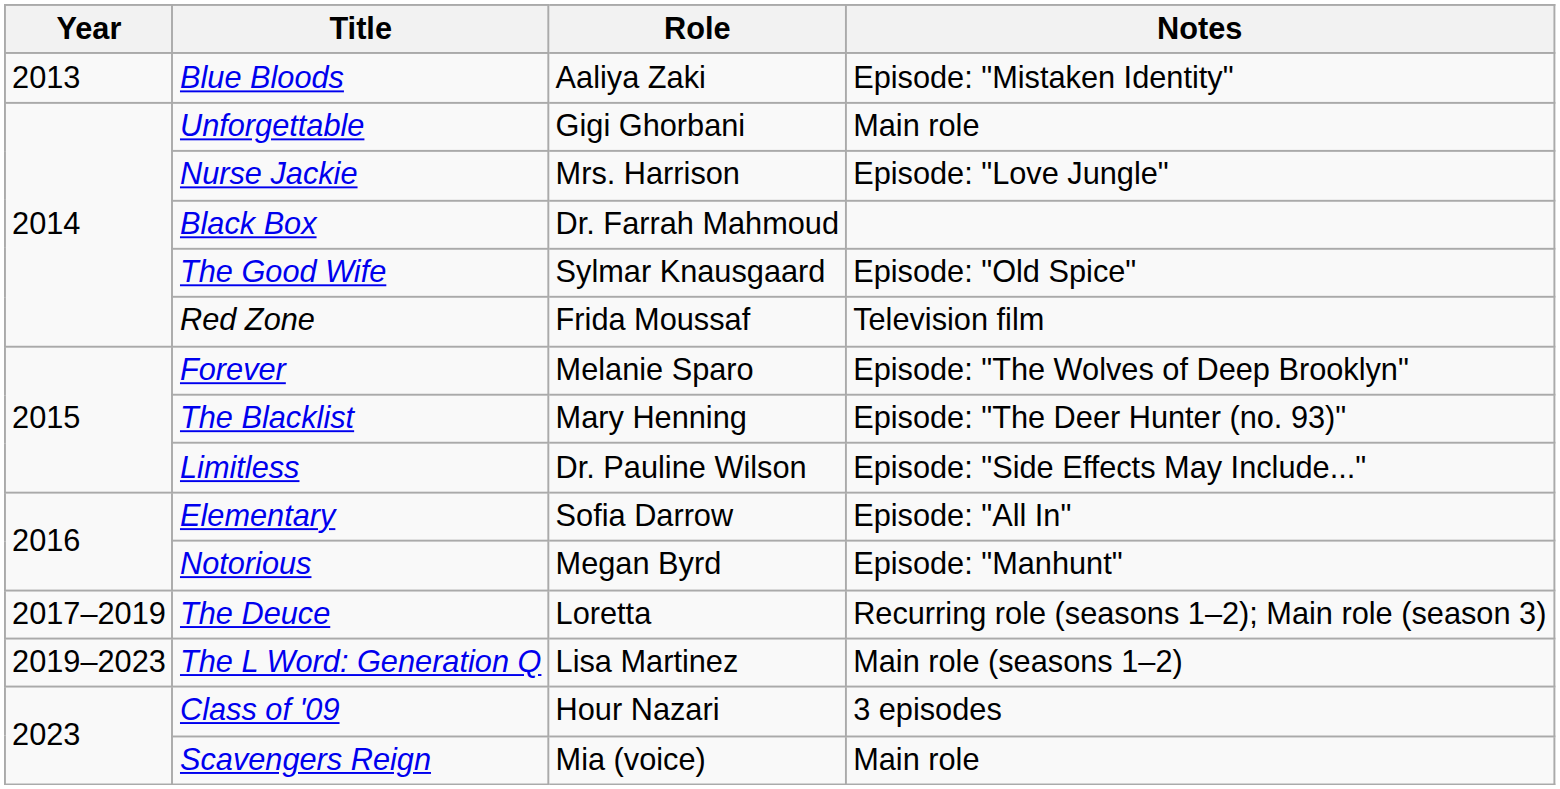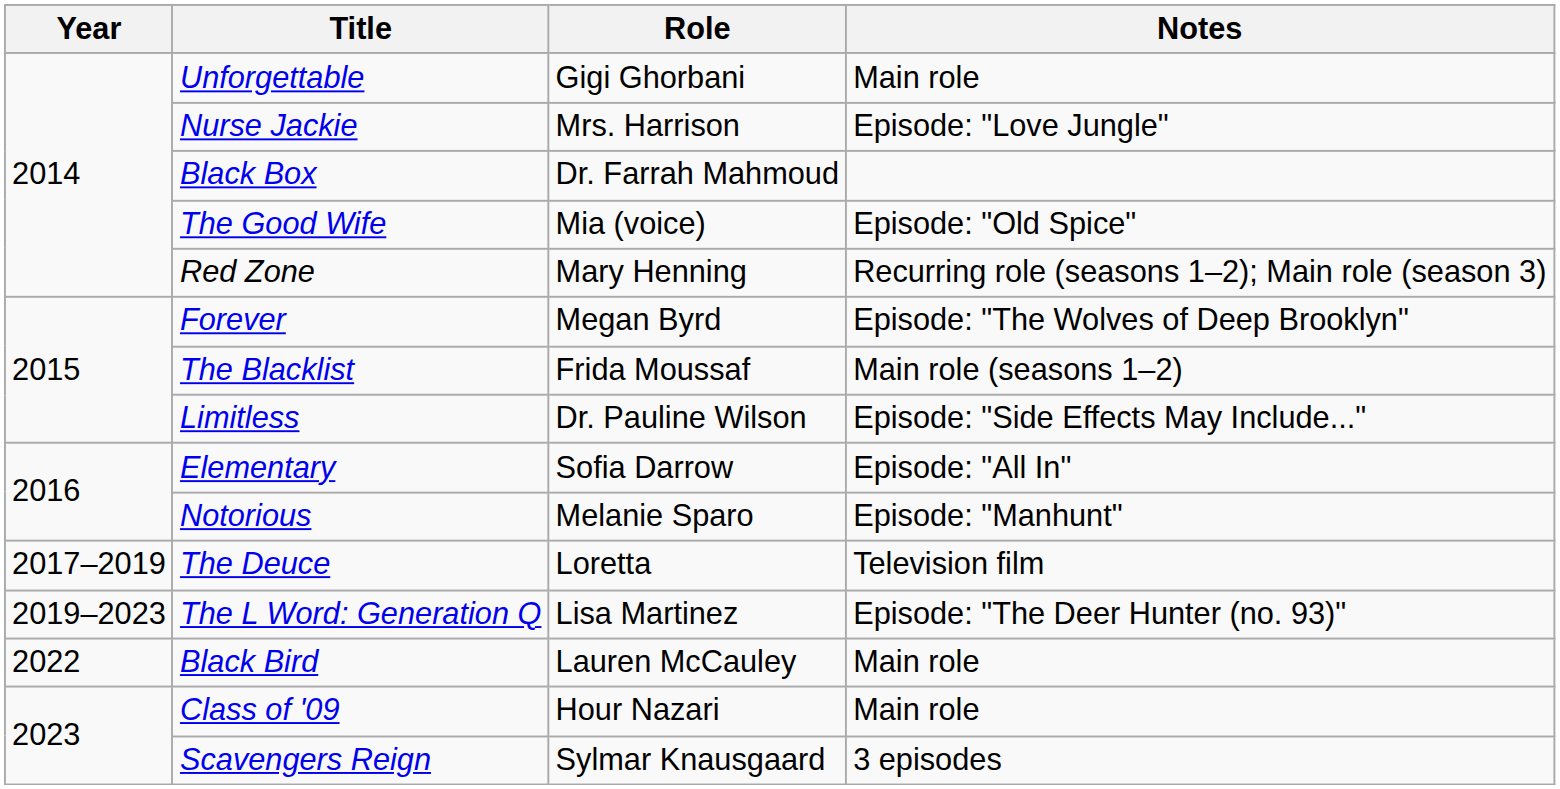- row: (262, 77)
(690, 272) Sylmar Knausgaard -> (631, 223) Mia (voice)
(653, 321) Frida Moussaf -> (651, 272) Mary Henning
(949, 321) Television film -> (1200, 272) Recurring role (seasons 1–2); Main role (season 3)
(655, 369) Melanie Sparo -> (638, 321) Megan Byrd
(651, 418) Mary Henning -> (653, 369) Frida Moussaf
(1100, 418) Episode: "The Deer Hunter (no. 93)" -> (1018, 369) Main role (seasons 1–2)
(638, 564) Megan Byrd -> (655, 516) Melanie Sparo
(1200, 613) Recurring role (seasons 1–2); Main role (season 3) -> (949, 564) Television film
(1018, 662) Main role (seasons 1–2) -> (1100, 613) Episode: "The Deer Hunter (no. 93)"
+ row: (249, 662)
(927, 710) 3 episodes -> (916, 710) Main role
(631, 759) Mia (voice) -> (690, 759) Sylmar Knausgaard
(916, 759) Main role -> (927, 759) 3 episodes
